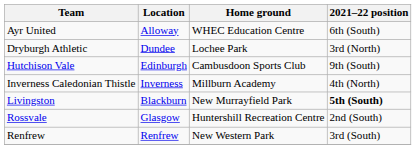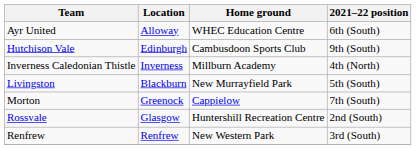- row: (47, 48)
(356, 100) bold -> (355, 83) normal
+ row: (23, 100)
